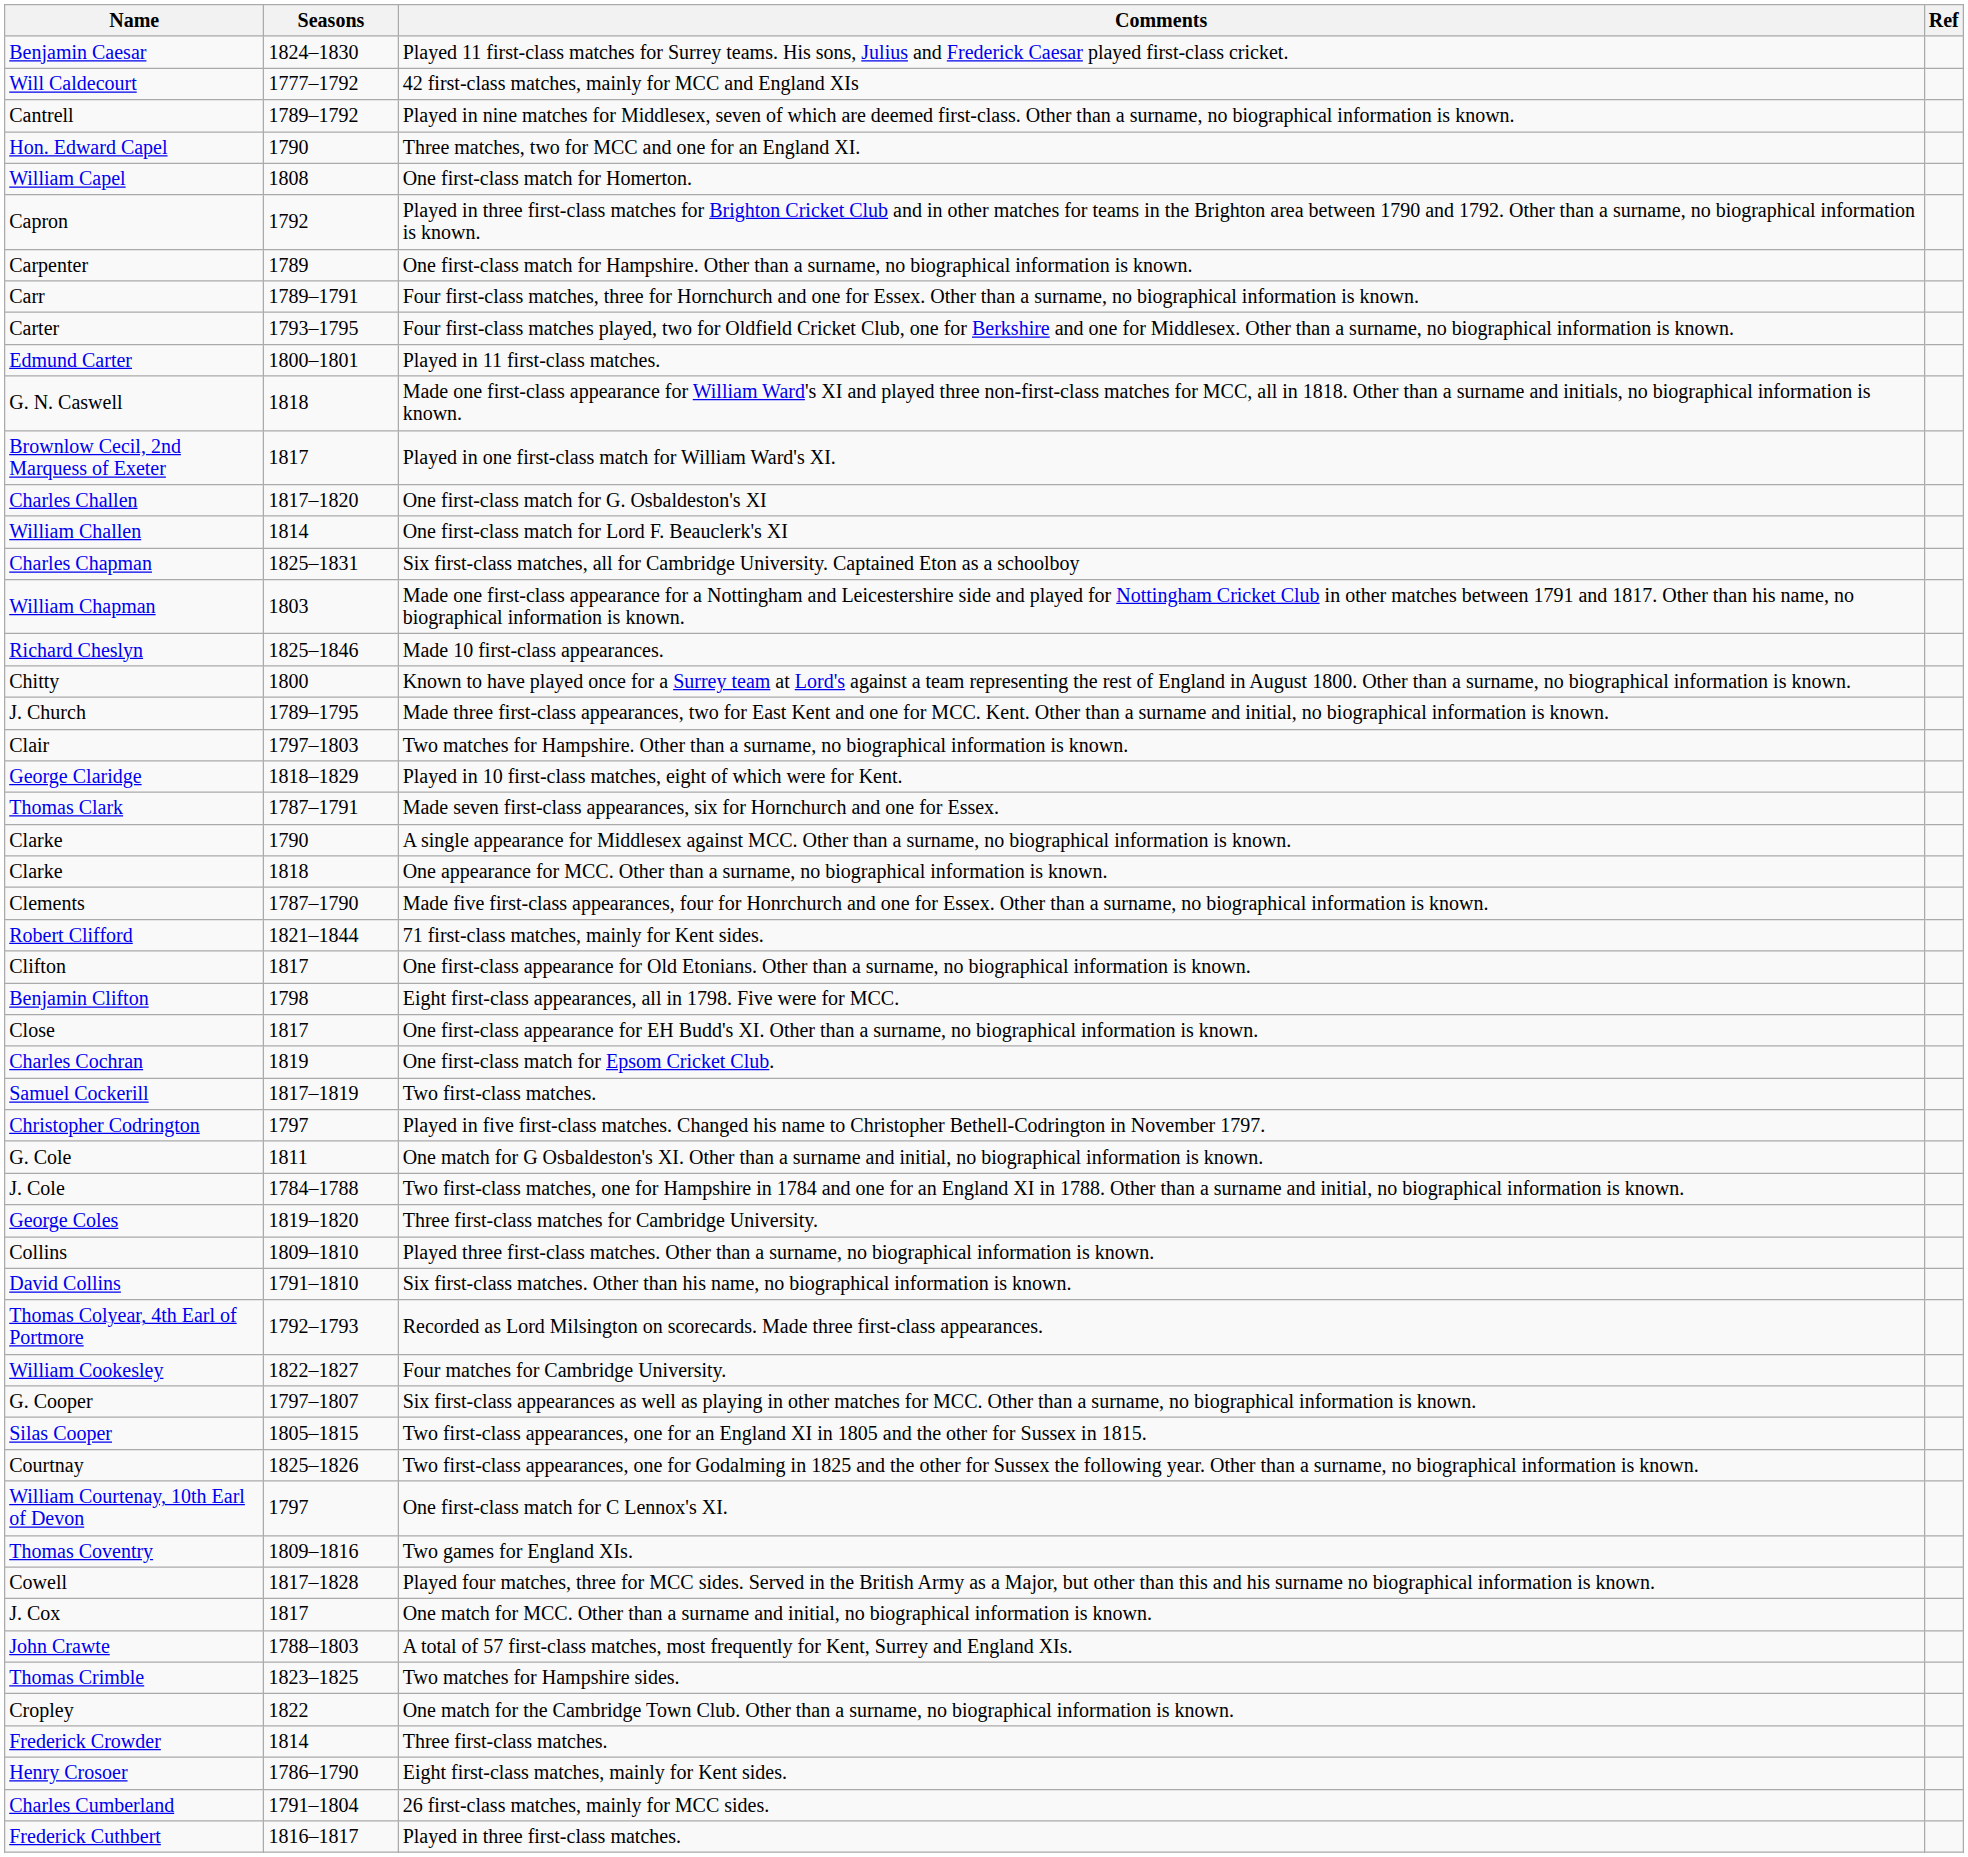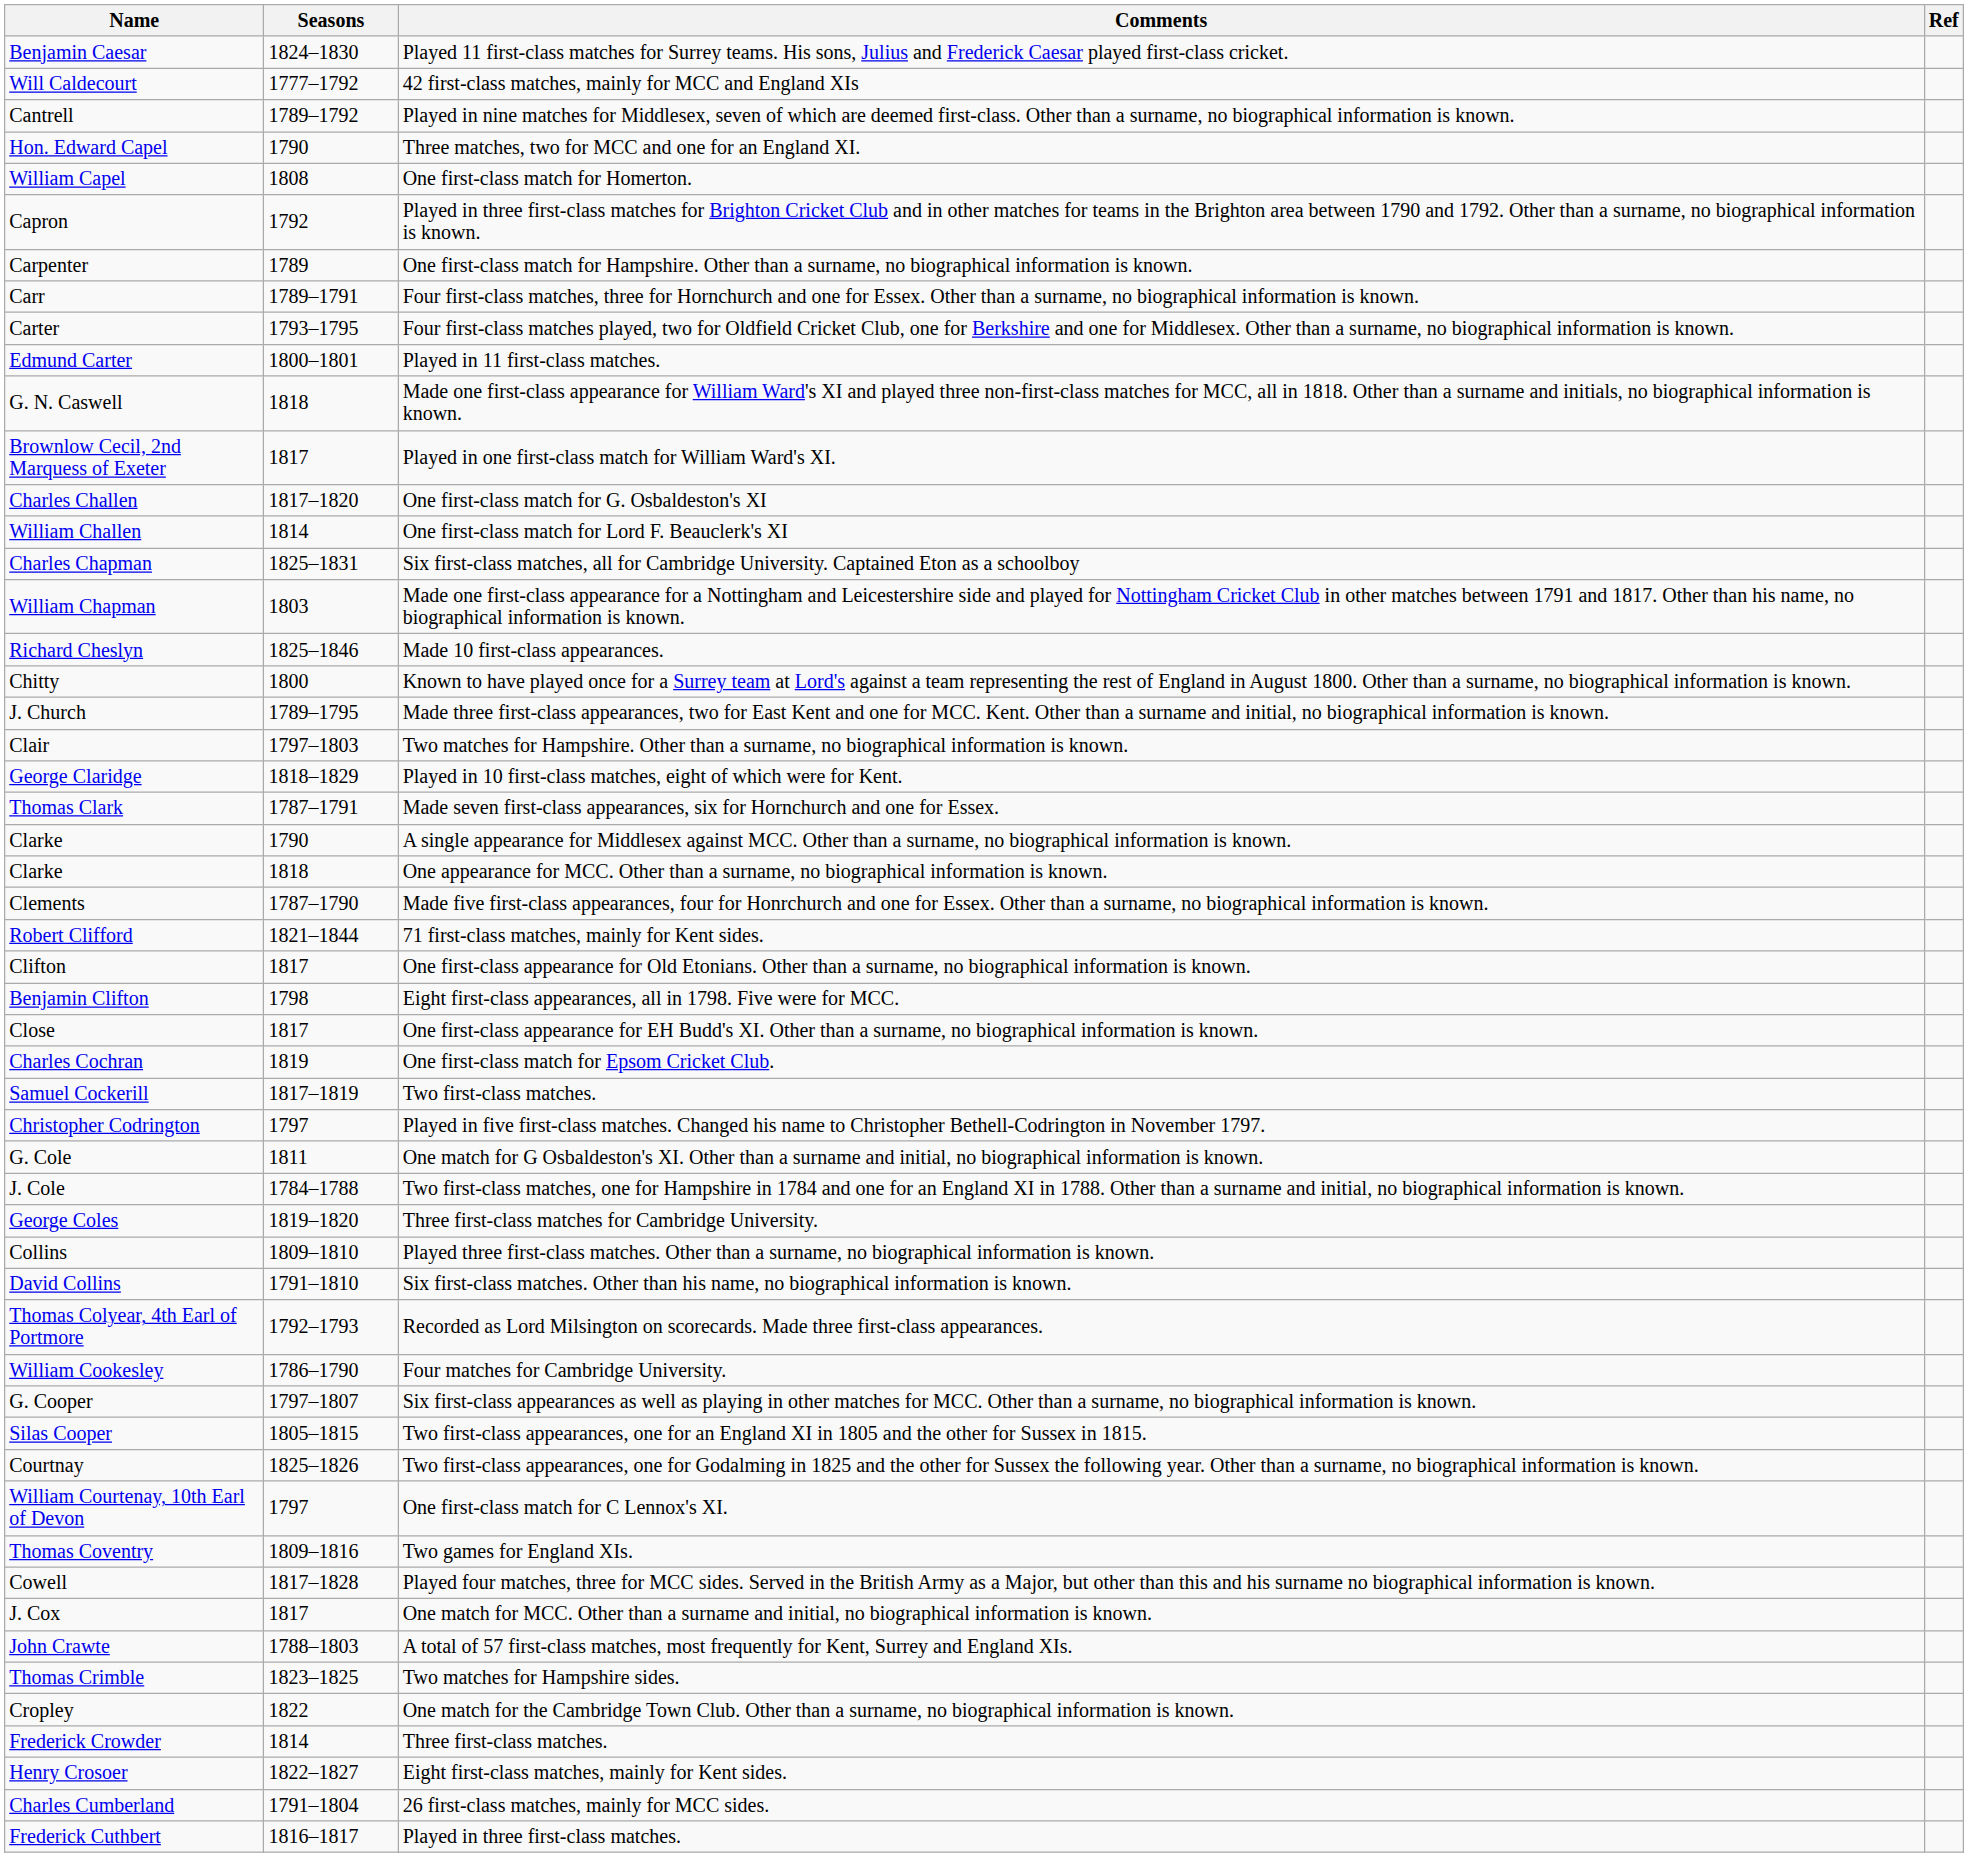(313, 1369) 1822–1827 -> (313, 1369) 1786–1790
(313, 1773) 1786–1790 -> (313, 1773) 1822–1827
